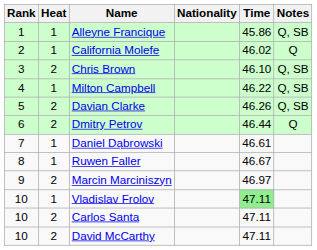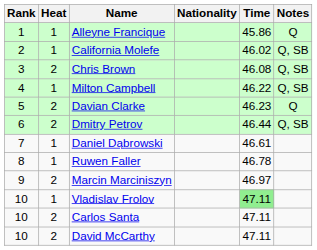(293, 32) Q, SB -> (293, 32) Q
(293, 50) Q -> (293, 50) Q, SB
(257, 69) 46.10 -> (257, 69) 46.08
(257, 106) 46.26 -> (257, 106) 46.23
(293, 106) Q, SB -> (293, 106) Q
(293, 124) Q -> (293, 124) Q, SB
(257, 161) 46.67 -> (257, 161) 46.78
